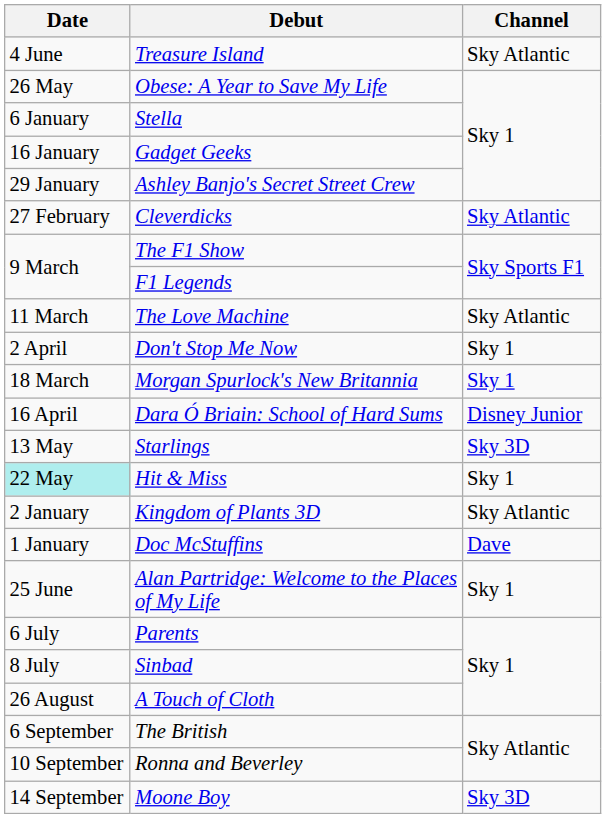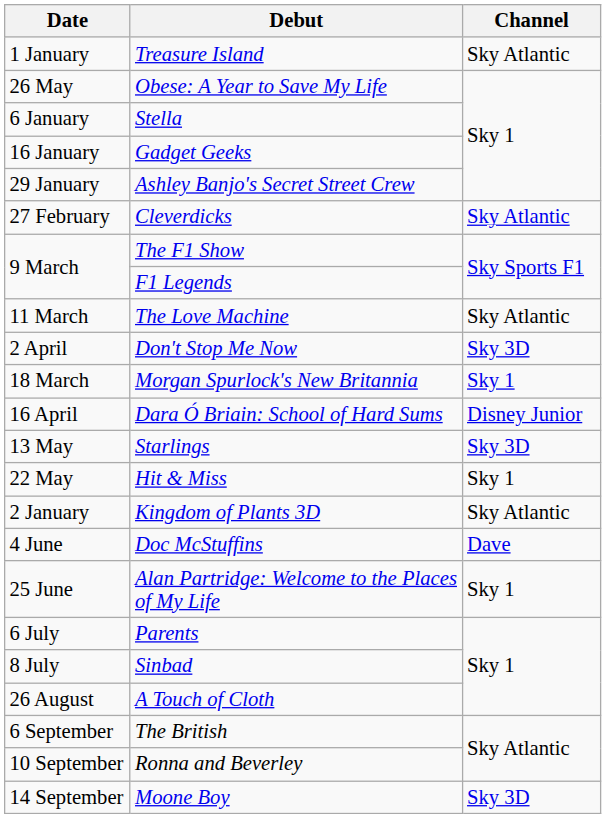(36, 53) 4 June -> (49, 53) 1 January
(491, 348) Sky 1 -> (498, 348) Sky 3D
(41, 479) paleturquoise background -> (41, 479) no background
(49, 544) 1 January -> (36, 544) 4 June
